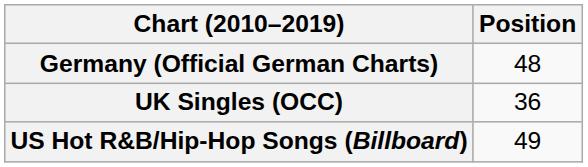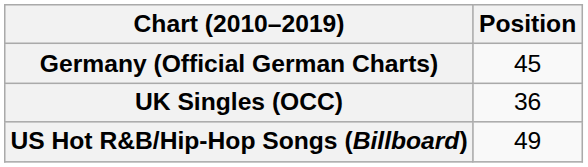(528, 63) 48 -> (528, 63) 45
